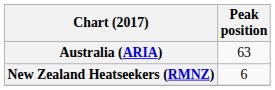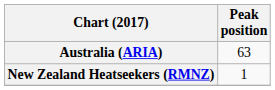(244, 74) 6 -> (244, 74) 1
